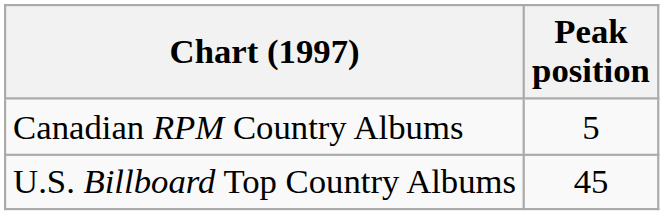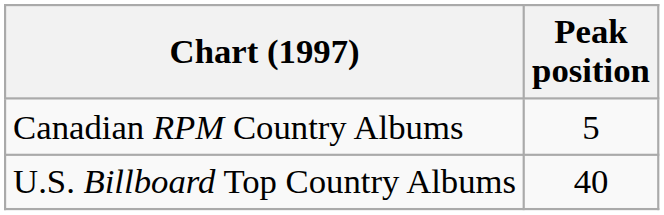(591, 181) 45 -> (591, 181) 40
